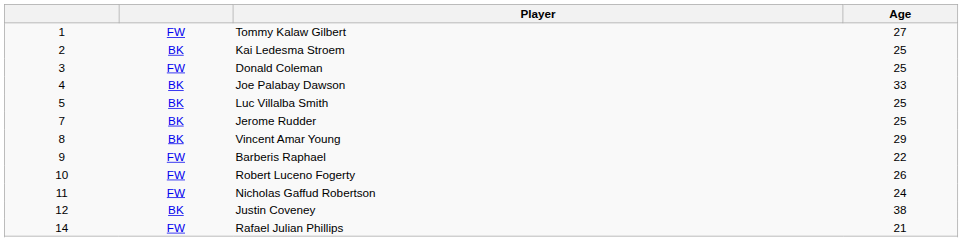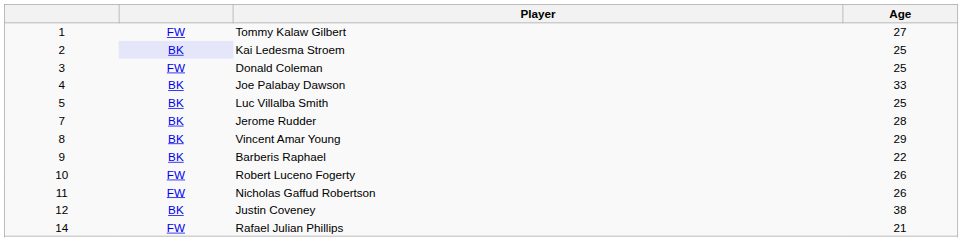(176, 50) no background -> (176, 50) lavender background
(900, 121) 25 -> (900, 121) 28
(176, 157) FW -> (176, 157) BK
(900, 192) 24 -> (900, 192) 26
